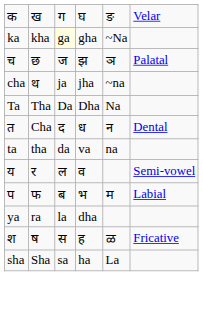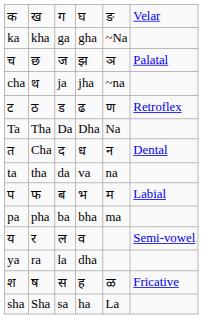(64, 38) lightyellow background -> (64, 38) no background
+ row: (11, 107)
rows swapped: (11, 195) <-> (11, 171)
+ row: (13, 216)
